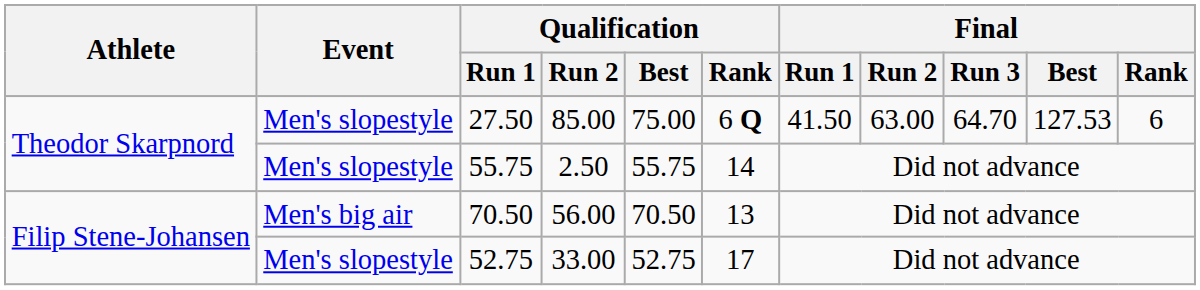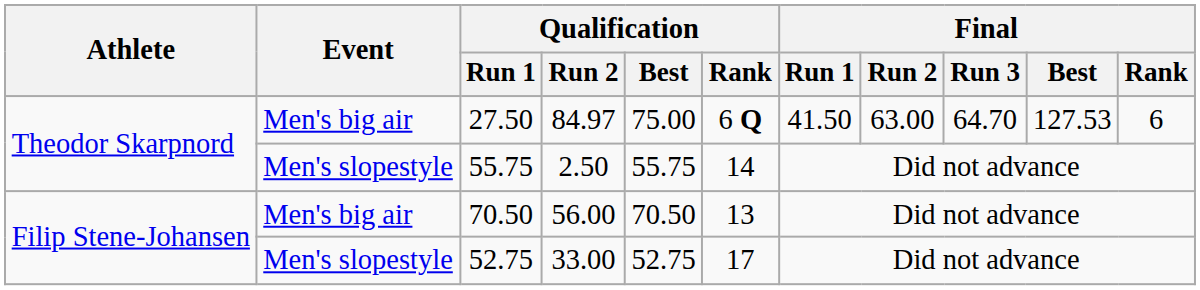(358, 119) Men's slopestyle -> (338, 119) Men's big air
(584, 119) 85.00 -> (584, 119) 84.97
